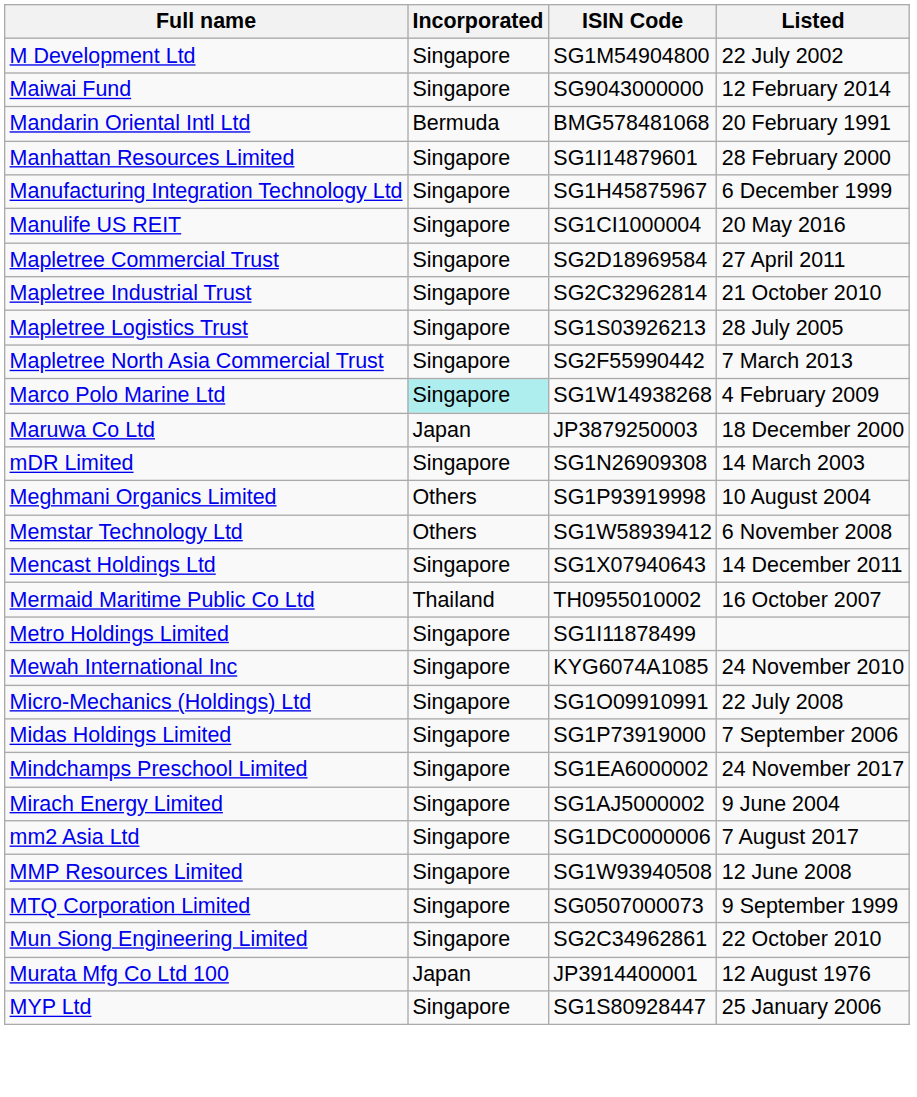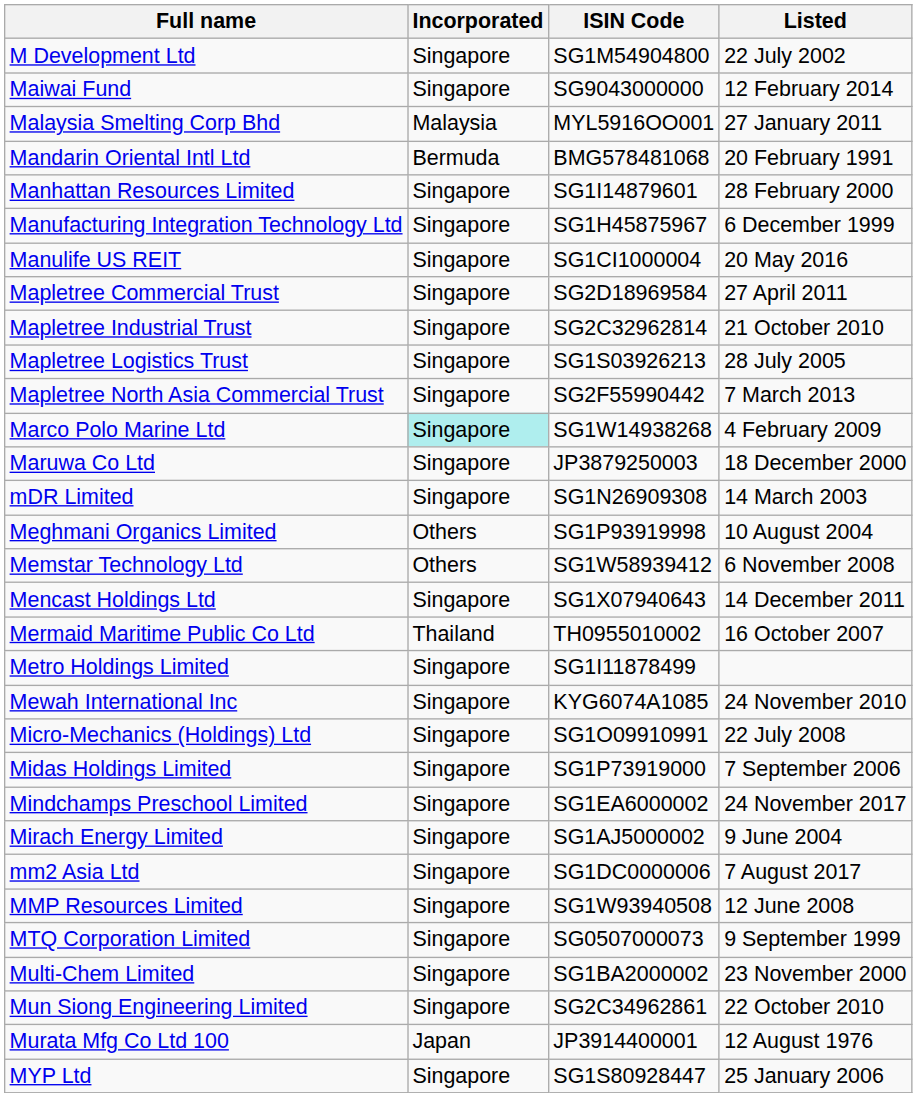+ row: (145, 123)
(442, 429) Japan -> (461, 463) Singapore
+ row: (102, 973)
